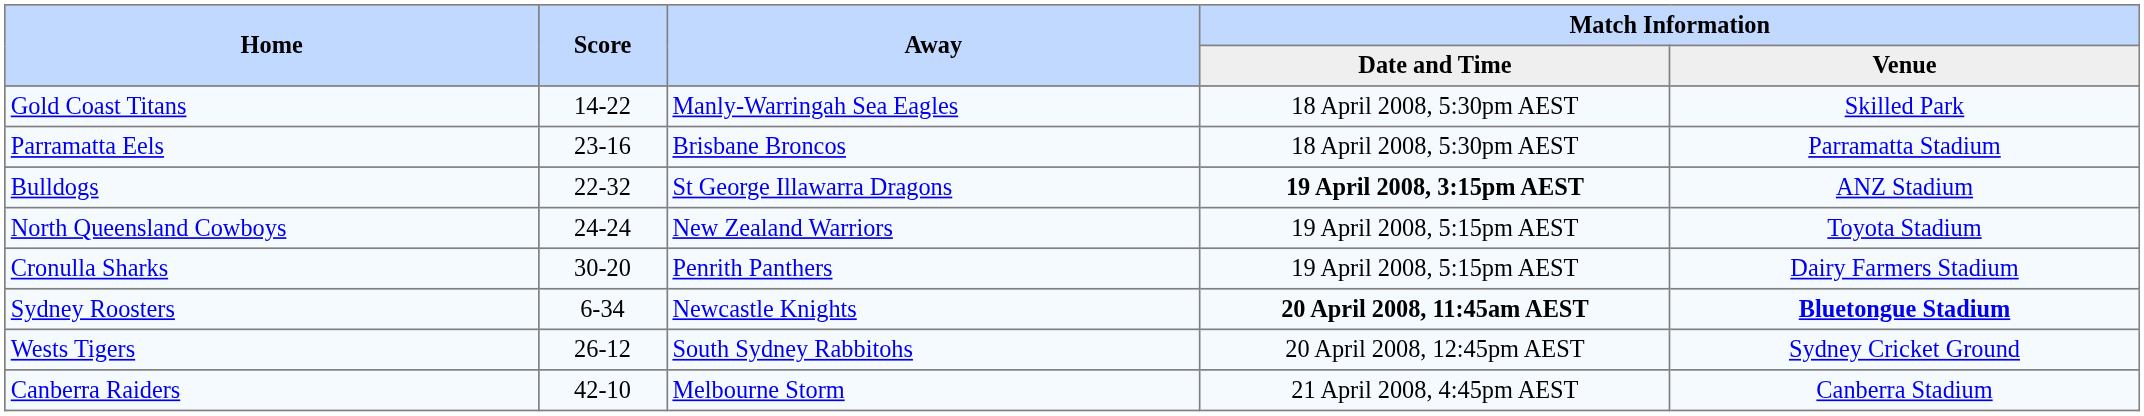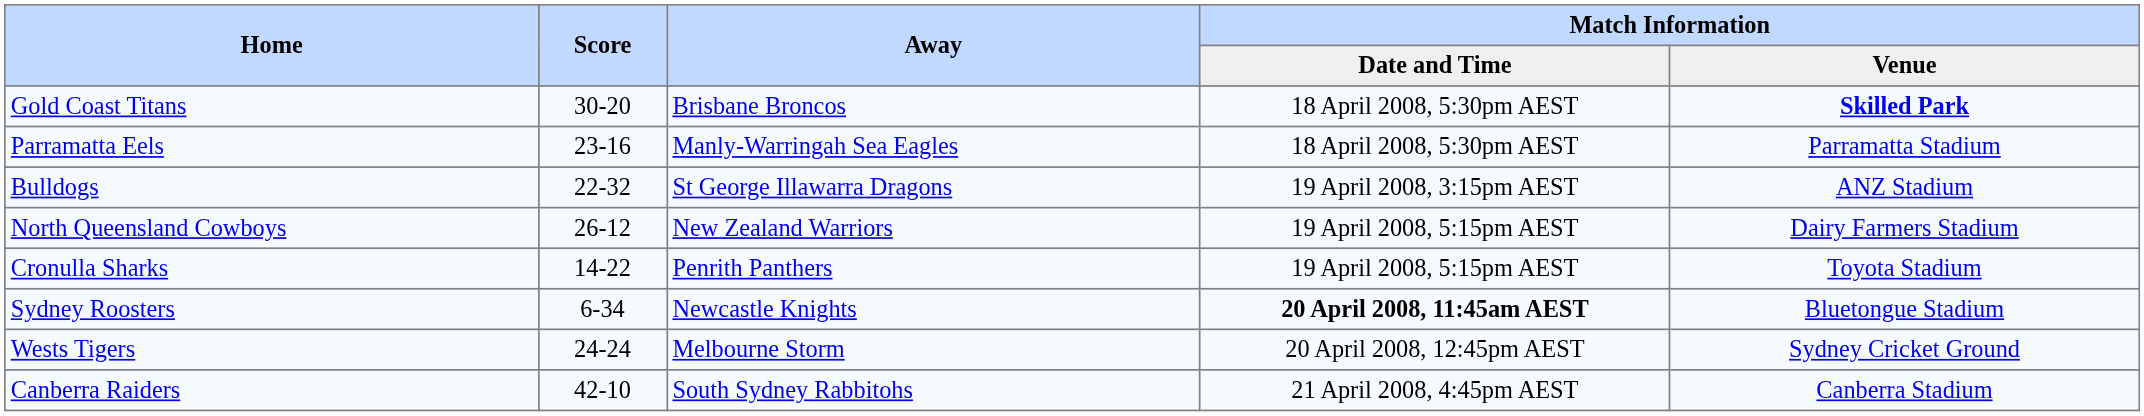(602, 105) 14-22 -> (602, 105) 30-20
(815, 105) Manly-Warringah Sea Eagles -> (759, 105) Brisbane Broncos
(1904, 105) normal -> (1905, 105) bold
(759, 146) Brisbane Broncos -> (815, 146) Manly-Warringah Sea Eagles
(1435, 187) bold -> (1435, 187) normal
(602, 227) 24-24 -> (602, 227) 26-12
(1904, 227) Toyota Stadium -> (1905, 227) Dairy Farmers Stadium
(602, 268) 30-20 -> (602, 268) 14-22
(1905, 268) Dairy Farmers Stadium -> (1904, 268) Toyota Stadium
(1905, 308) bold -> (1904, 308) normal
(602, 349) 26-12 -> (602, 349) 24-24
(793, 349) South Sydney Rabbitohs -> (759, 349) Melbourne Storm
(759, 389) Melbourne Storm -> (793, 389) South Sydney Rabbitohs
